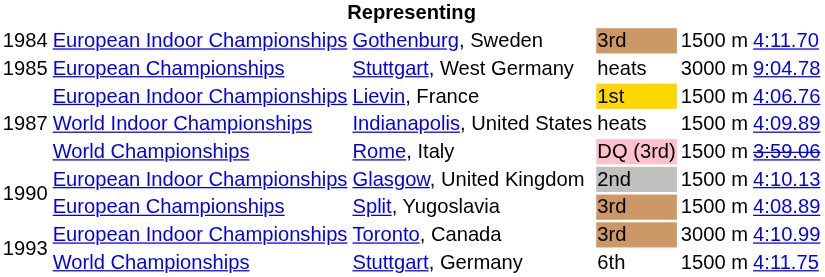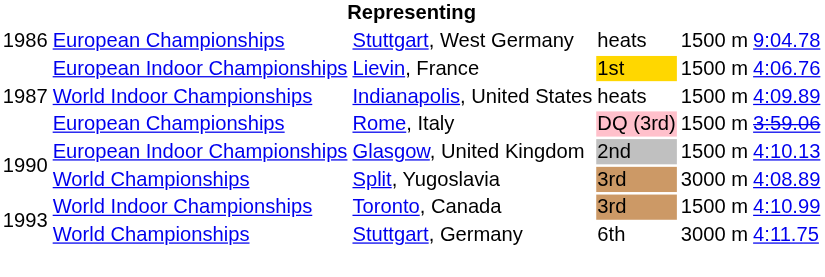- row: (448, 40)
(25, 68) 1985 -> (25, 40) 1986
(714, 68) 3000 m -> (714, 40) 1500 m
(151, 151) World Championships -> (169, 123) European Championships
(169, 207) European Championships -> (151, 179) World Championships
(714, 207) 1500 m -> (714, 179) 3000 m
(200, 234) European Indoor Championships -> (182, 207) World Indoor Championships
(714, 234) 3000 m -> (714, 207) 1500 m
(714, 262) 1500 m -> (714, 234) 3000 m
